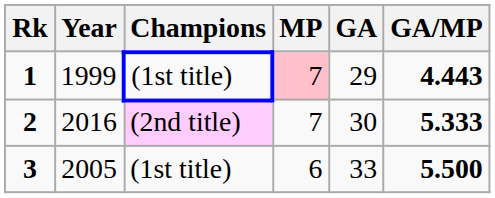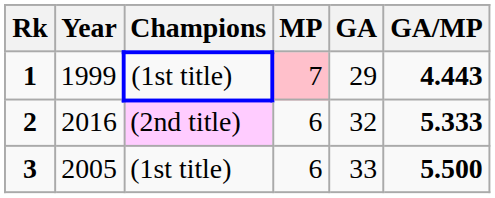(315, 122) 7 -> (315, 122) 6
(363, 122) 30 -> (363, 122) 32
